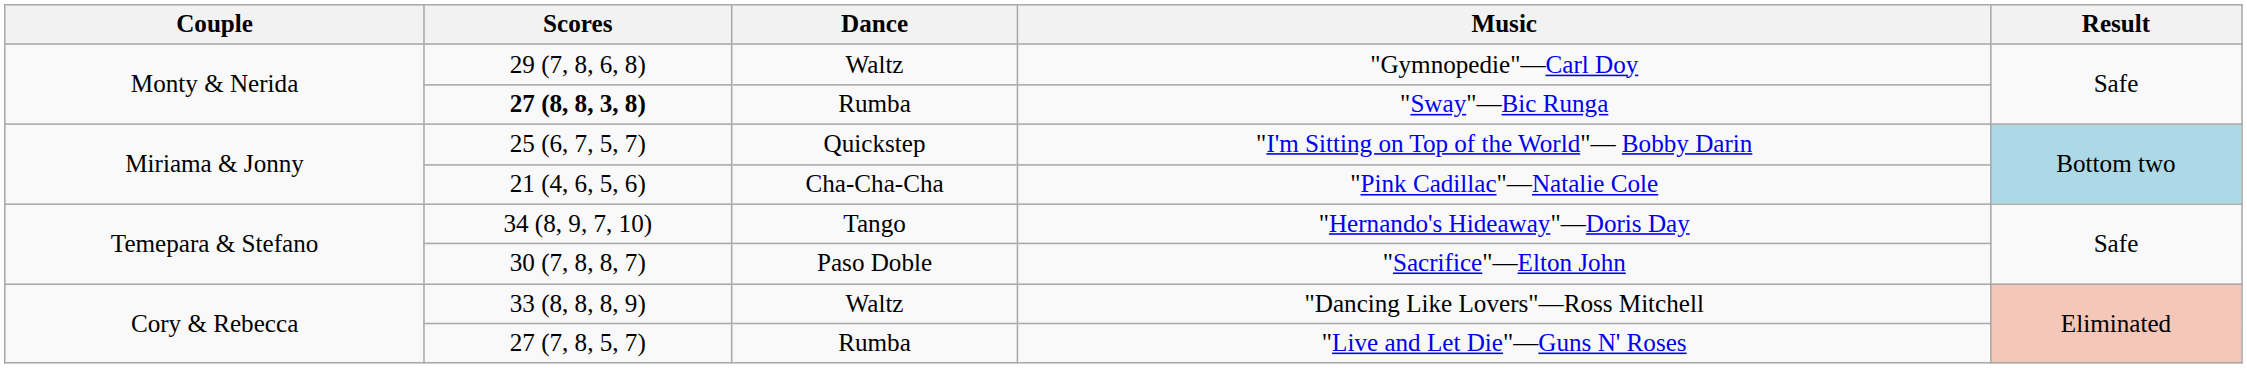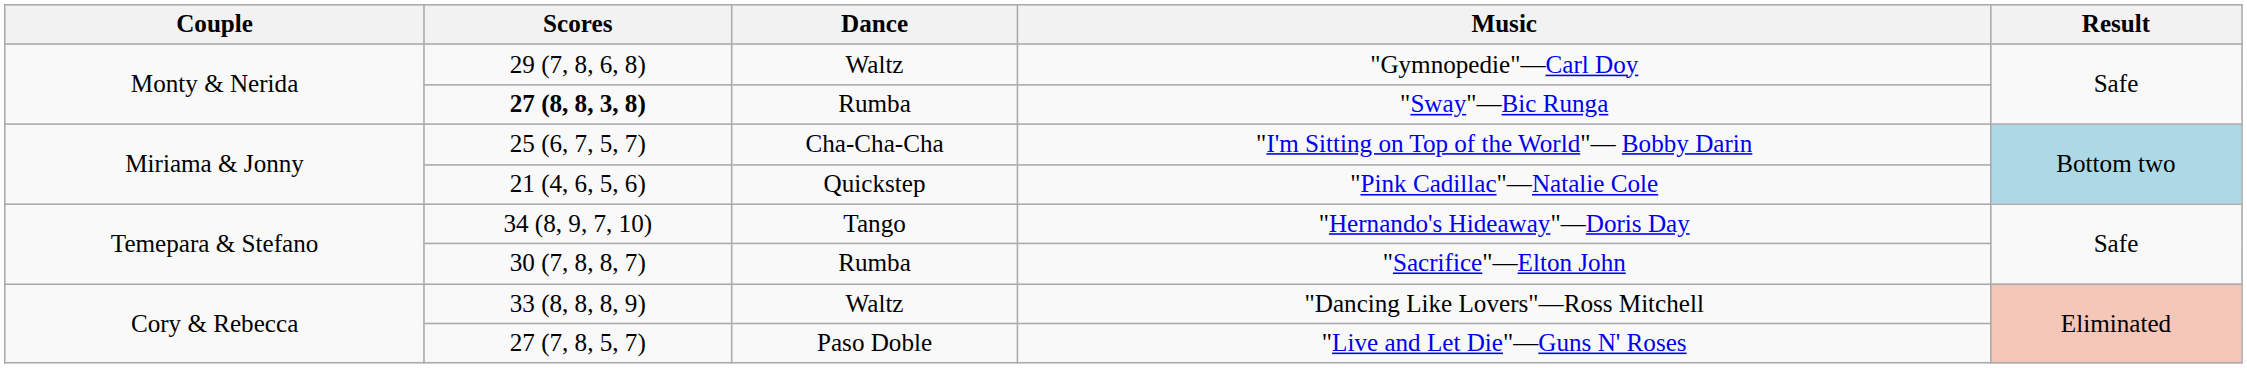(875, 143) Quickstep -> (875, 143) Cha-Cha-Cha
(875, 183) Cha-Cha-Cha -> (875, 183) Quickstep
(875, 263) Paso Doble -> (875, 263) Rumba
(875, 343) Rumba -> (875, 343) Paso Doble
